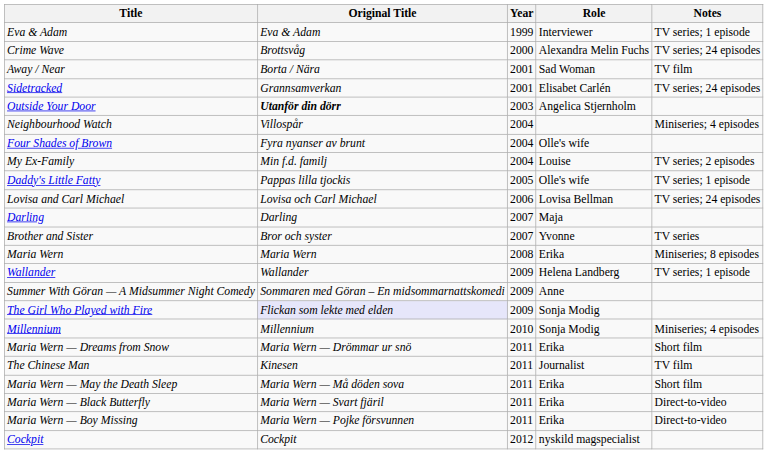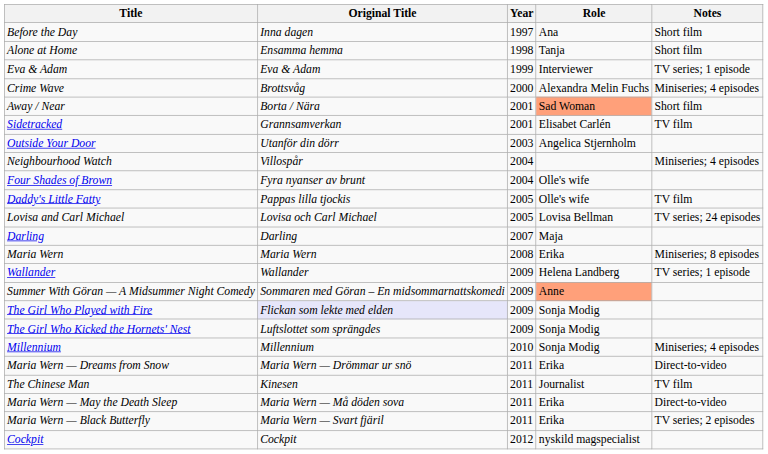+ row: (42, 32)
+ row: (42, 50)
(707, 50) TV series; 24 episodes -> (707, 87) Miniseries; 4 episodes
(567, 69) no background -> (567, 106) lightsalmon background
(673, 69) TV film -> (678, 106) Short film
(707, 87) TV series; 24 episodes -> (673, 124) TV film
(300, 106) bold -> (299, 143) normal
- row: (41, 161)
(702, 180) TV series; 1 episode -> (673, 198) TV film
(522, 198) 2006 -> (522, 217) 2005
- row: (50, 236)
(551, 291) no background -> (551, 291) lightsalmon background
+ row: (99, 328)
(678, 347) Short film -> (691, 365) Direct-to-video
(678, 384) Short film -> (691, 402) Direct-to-video
(691, 402) Direct-to-video -> (705, 421) TV series; 2 episodes
- row: (72, 421)
